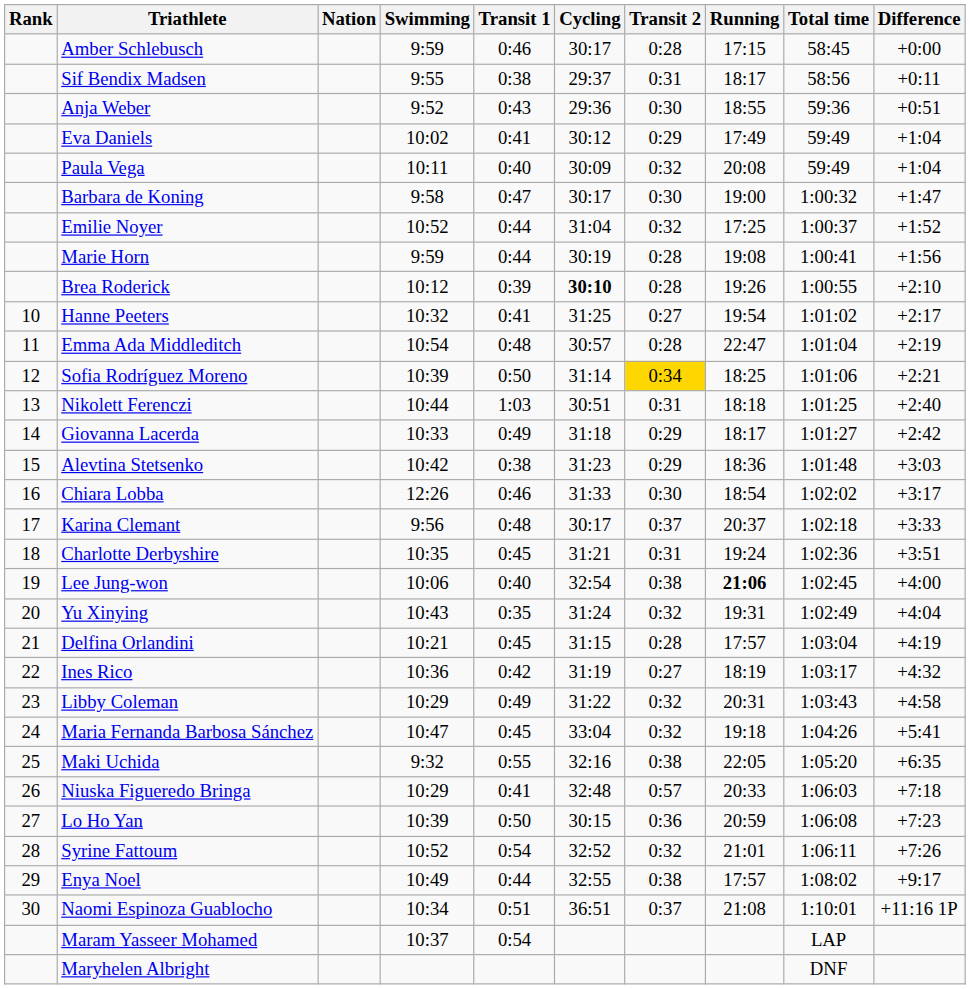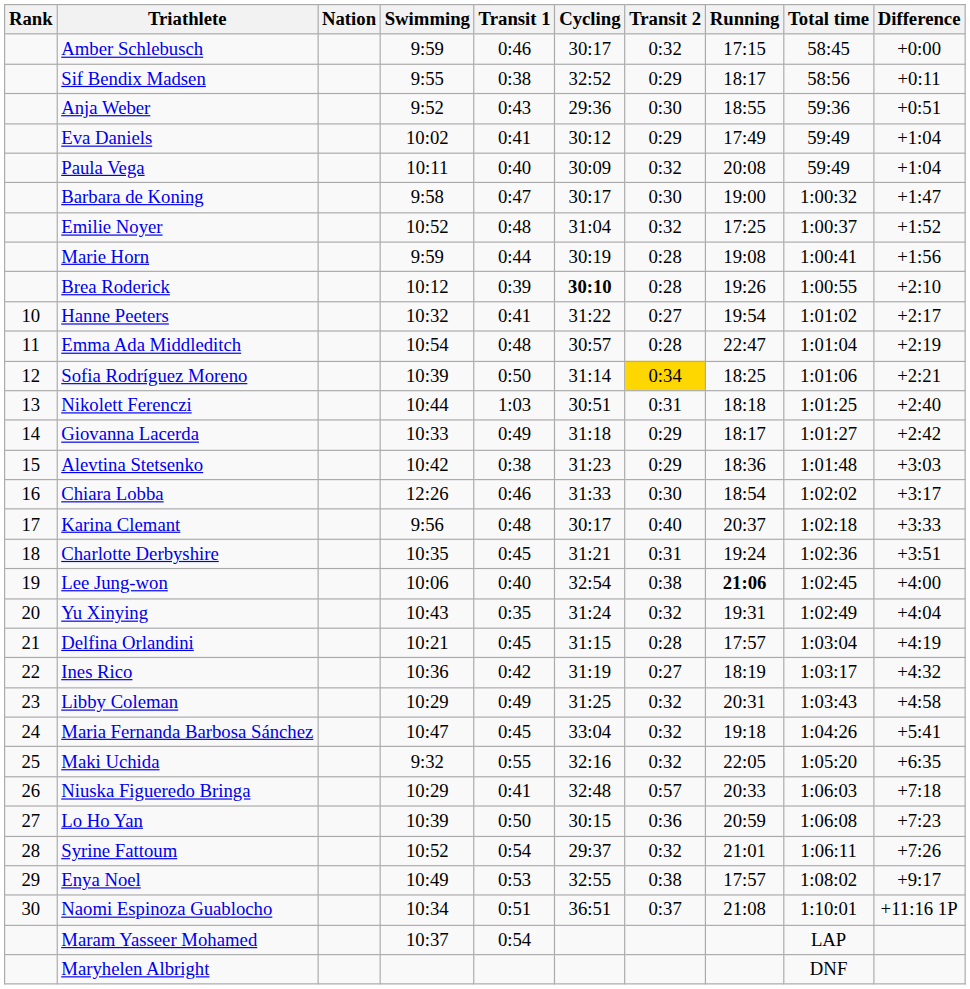(665, 49) 0:28 -> (665, 49) 0:32
(590, 78) 29:37 -> (590, 78) 32:52
(665, 78) 0:31 -> (665, 78) 0:29
(515, 227) 0:44 -> (515, 227) 0:48
(590, 316) 31:25 -> (590, 316) 31:22
(665, 524) 0:37 -> (665, 524) 0:40
(590, 702) 31:22 -> (590, 702) 31:25
(665, 761) 0:38 -> (665, 761) 0:32
(590, 850) 32:52 -> (590, 850) 29:37
(515, 880) 0:44 -> (515, 880) 0:53
